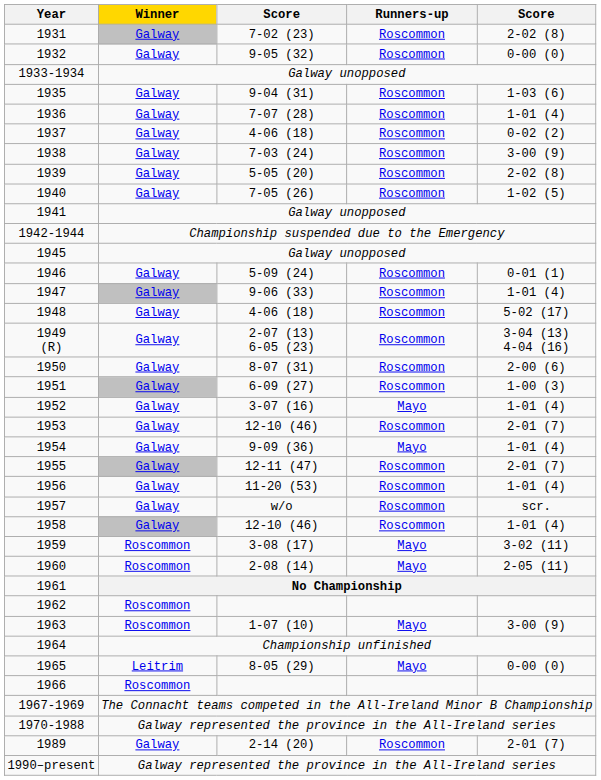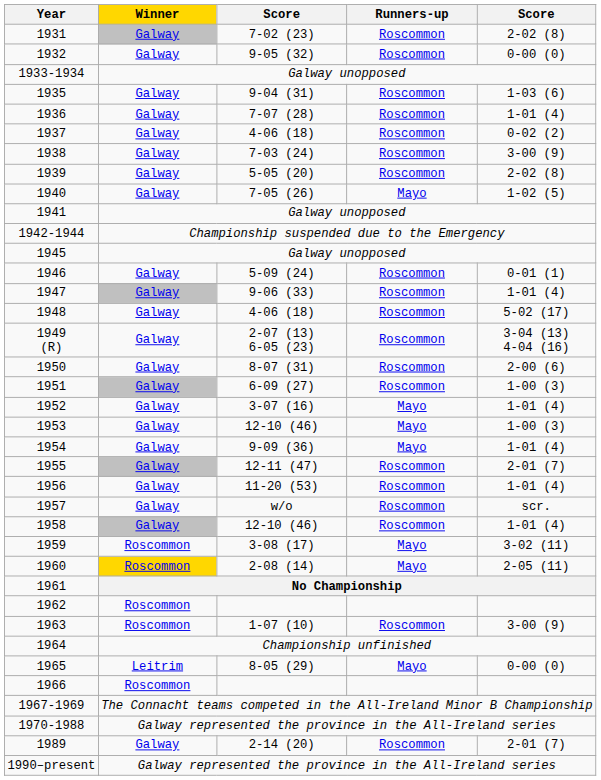(412, 194) Roscommon -> (412, 194) Mayo
(412, 427) Roscommon -> (412, 427) Mayo
(536, 427) 2-01 (7) -> (536, 427) 1-00 (3)
(157, 566) no background -> (157, 566) gold background
(412, 626) Mayo -> (412, 626) Roscommon
